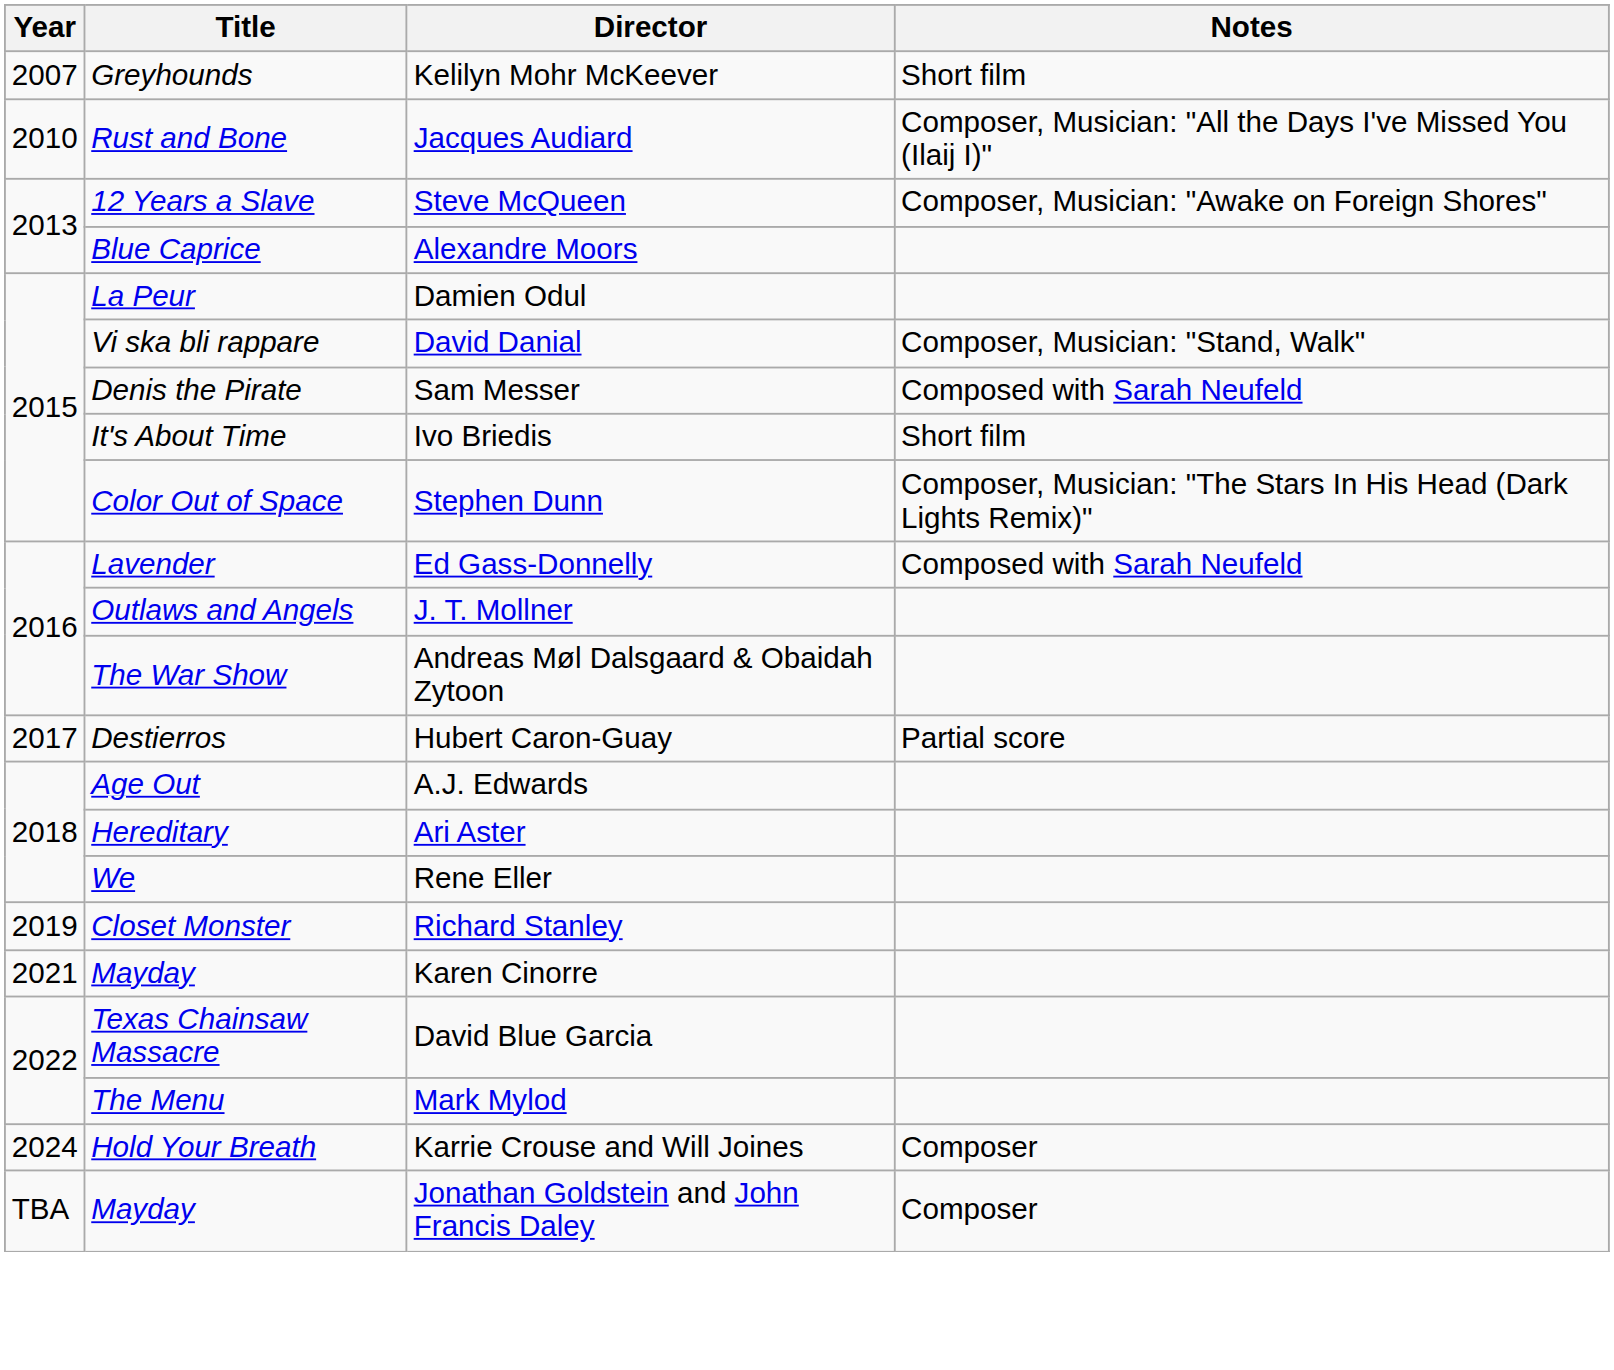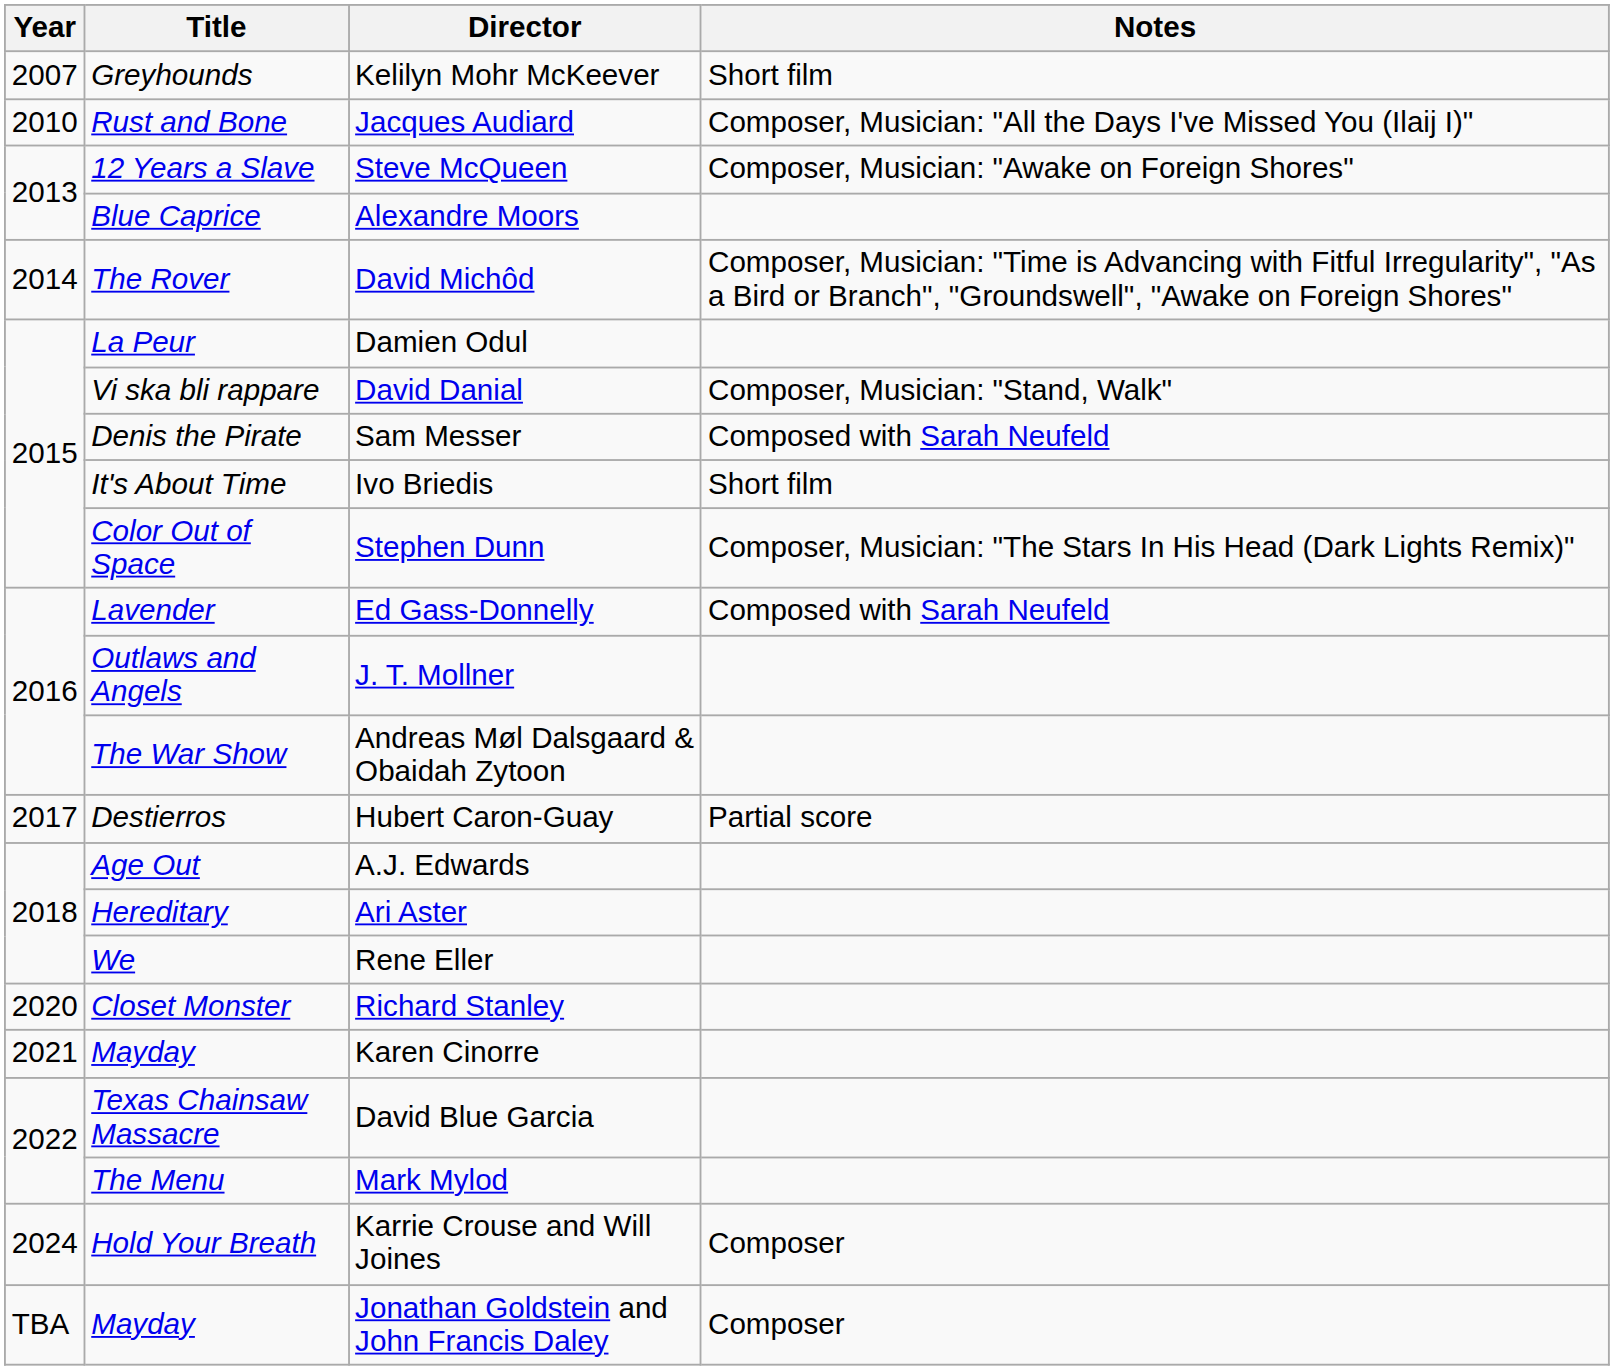+ row: (445, 279)
(45, 925) 2019 -> (45, 1006) 2020
